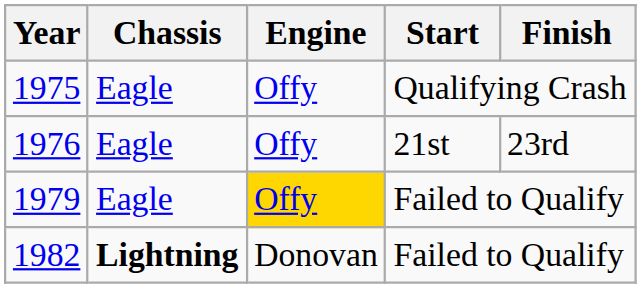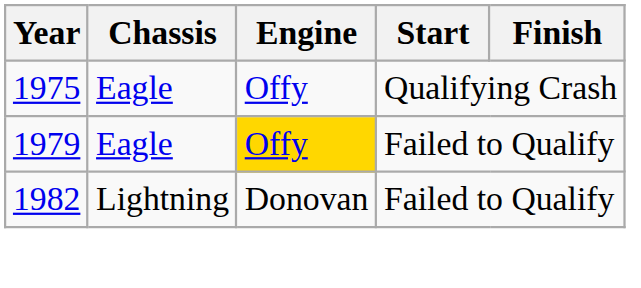- row: (47, 143)
(167, 255) bold -> (163, 199) normal
